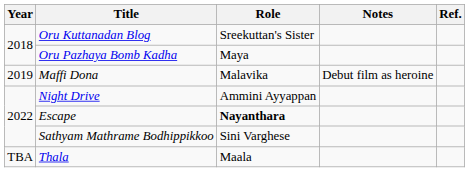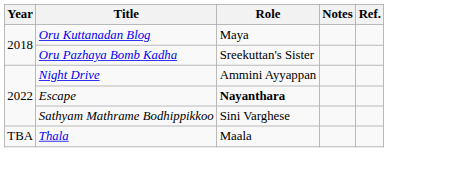(267, 34) Sreekuttan's Sister -> (234, 34) Maya
(234, 55) Maya -> (267, 55) Sreekuttan's Sister
- row: (69, 75)
